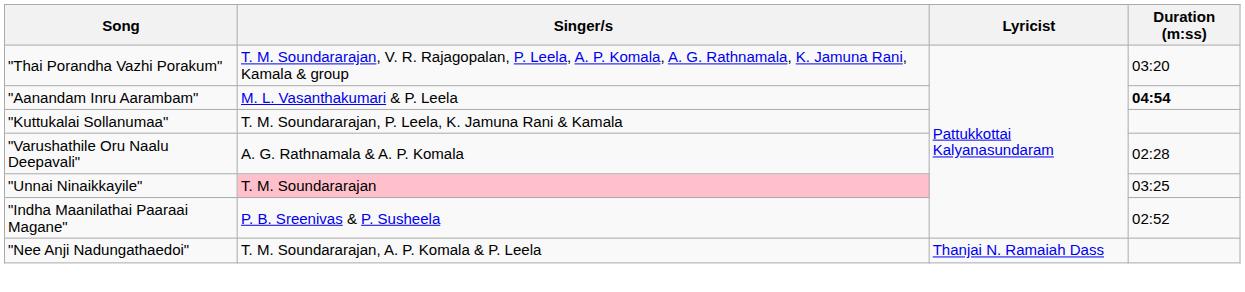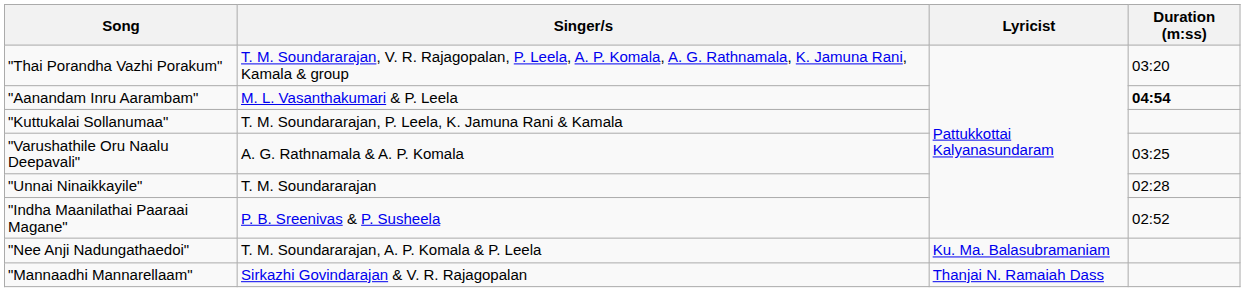(1151, 154) 02:28 -> (1151, 154) 03:25
(309, 186) pink background -> (309, 186) no background
(1151, 186) 03:25 -> (1151, 186) 02:28
(1018, 251) Thanjai N. Ramaiah Dass -> (1021, 251) Ku. Ma. Balasubramaniam
+ row: (100, 274)
